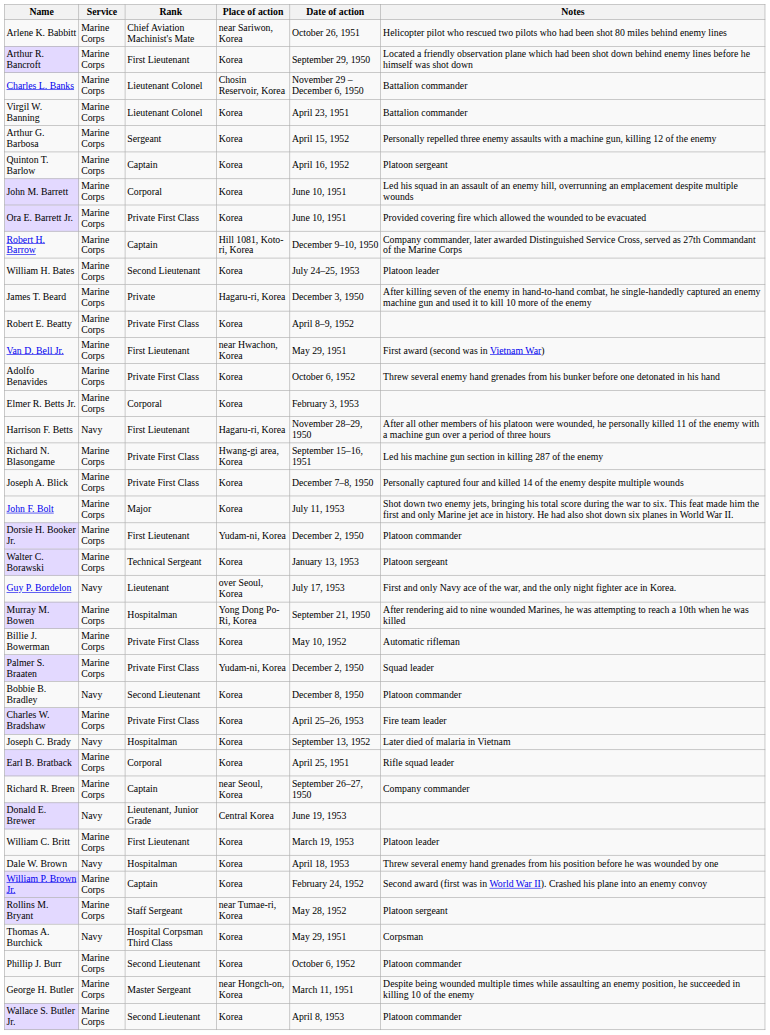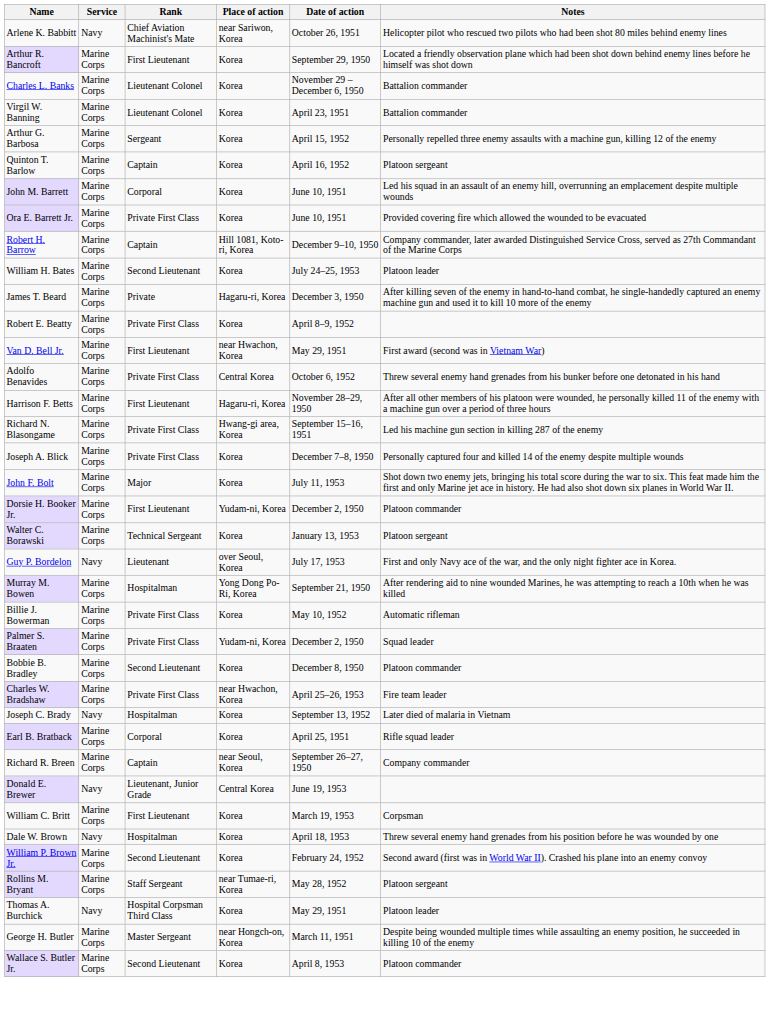(95, 33) Marine Corps -> (92, 33) Navy
(252, 86) Chosin Reservoir, Korea -> (231, 86) Korea
(231, 377) Korea -> (246, 377) Central Korea
- row: (41, 403)
(92, 430) Navy -> (95, 403) Marine Corps
(92, 694) Navy -> (95, 668) Marine Corps
(231, 721) Korea -> (248, 694) near Hwachon, Korea
(411, 842) Platoon leader -> (403, 815) Corpsman
(143, 884) Captain -> (164, 857) Second Lieutenant
(403, 937) Corpsman -> (411, 910) Platoon leader
- row: (34, 963)
